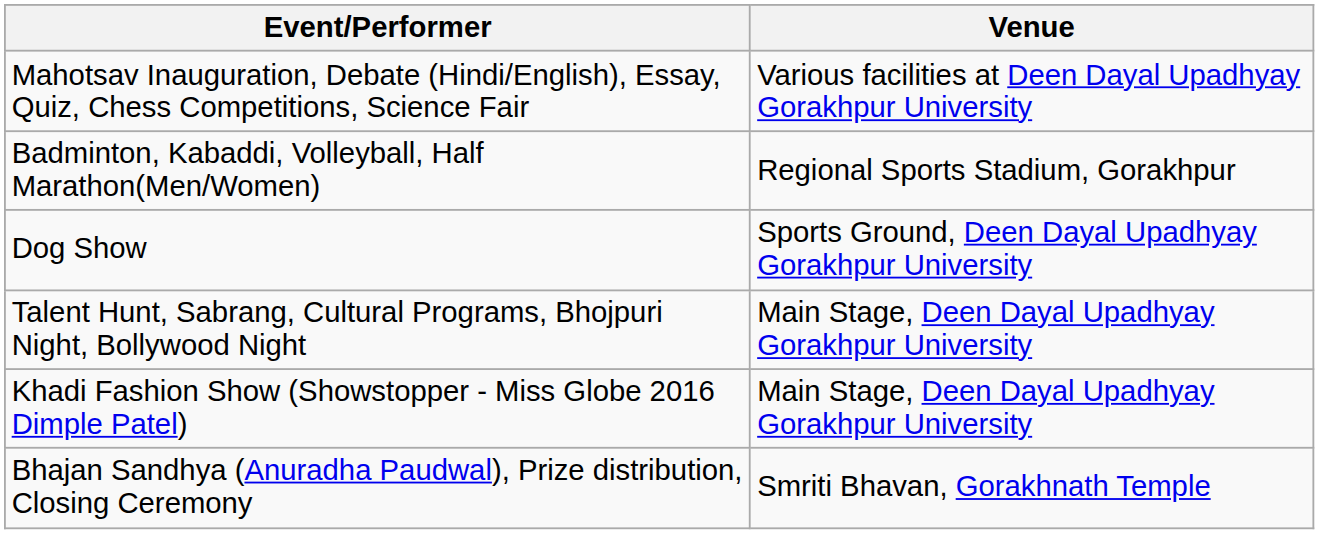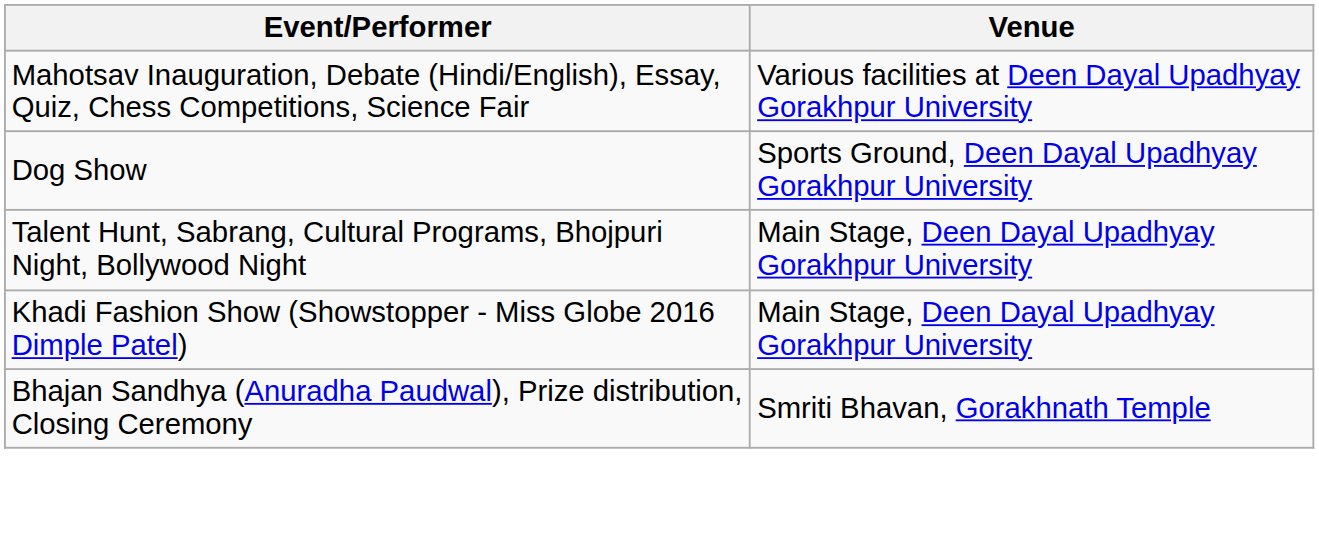- row: (248, 170)
